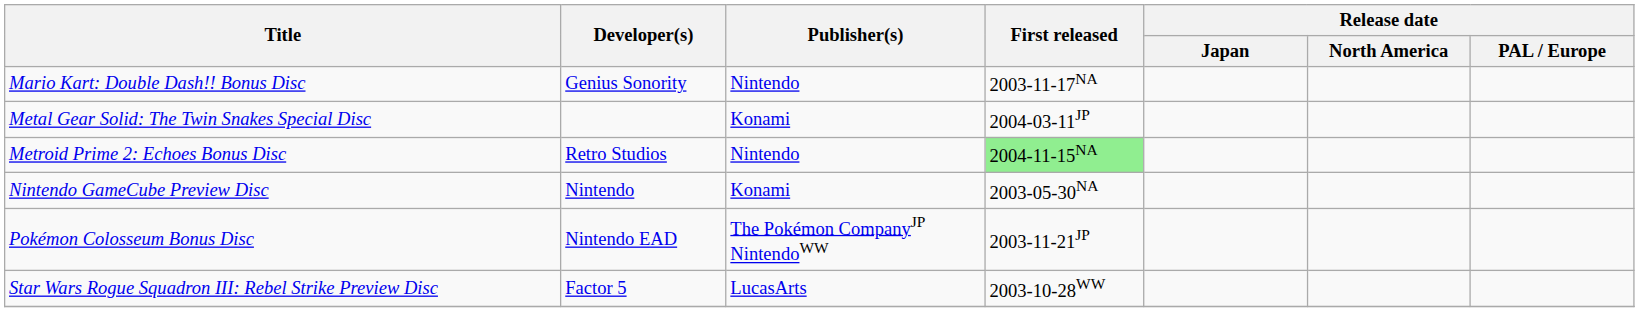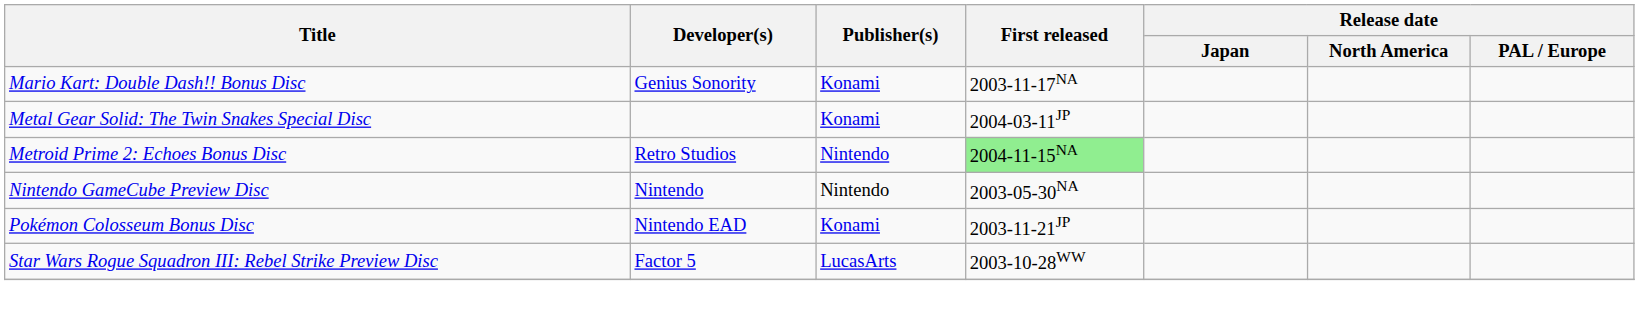(765, 83) Nintendo -> (850, 83) Konami
(760, 190) Konami -> (855, 190) Nintendo
(828, 239) The Pokémon CompanyJP NintendoWW -> (850, 226) Konami
